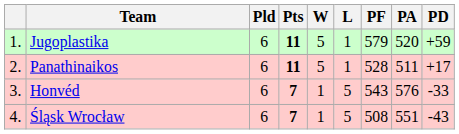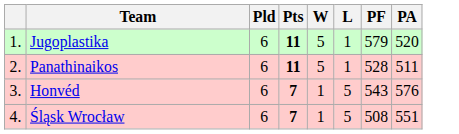- column: (438, 16)
